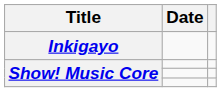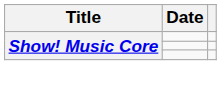- row: (83, 45)
